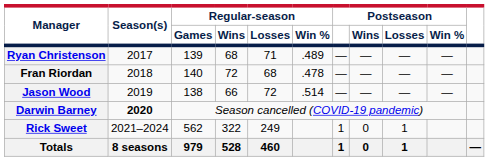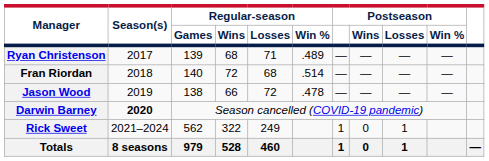(313, 74) .478 -> (313, 74) .514
(313, 92) .514 -> (313, 92) .478
